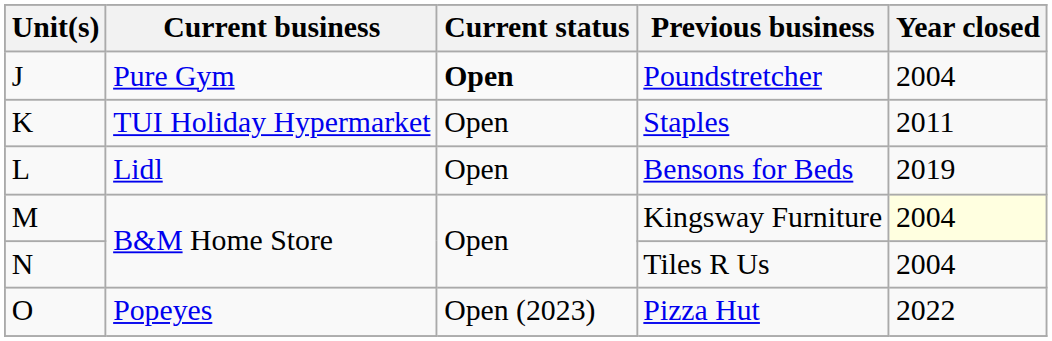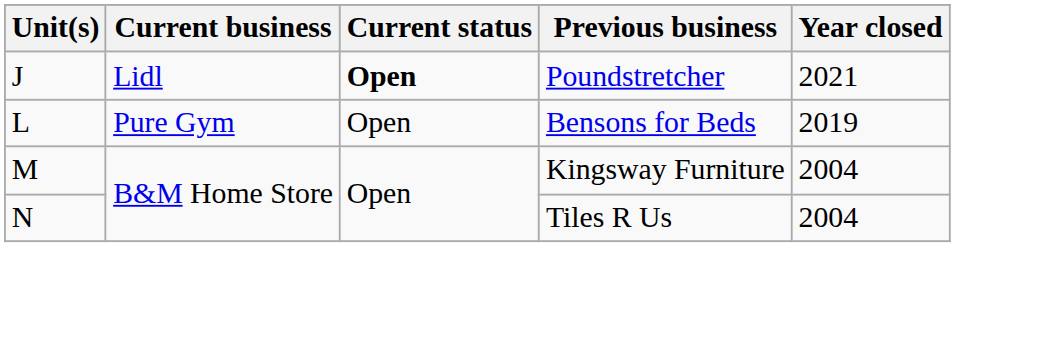(174, 75) Pure Gym -> (138, 75) Lidl
(926, 75) 2004 -> (828, 75) 2021
- row: (686, 122)
(138, 169) Lidl -> (174, 122) Pure Gym
(926, 216) lightyellow background -> (828, 169) no background
- row: (702, 311)
